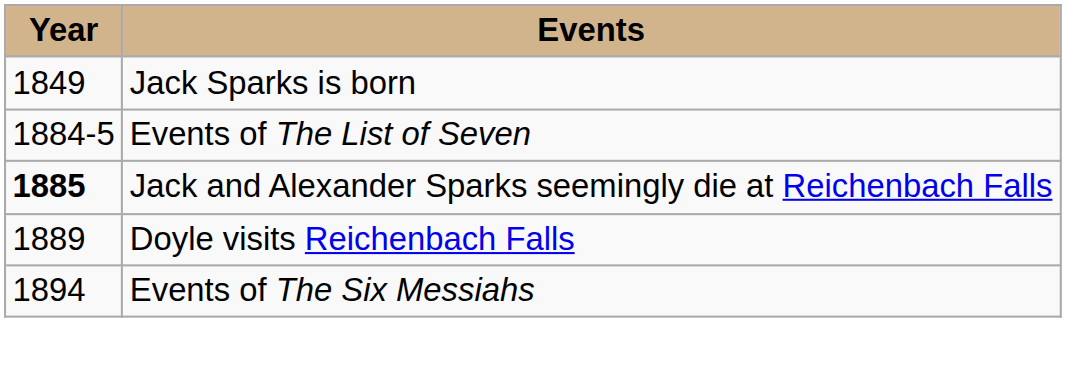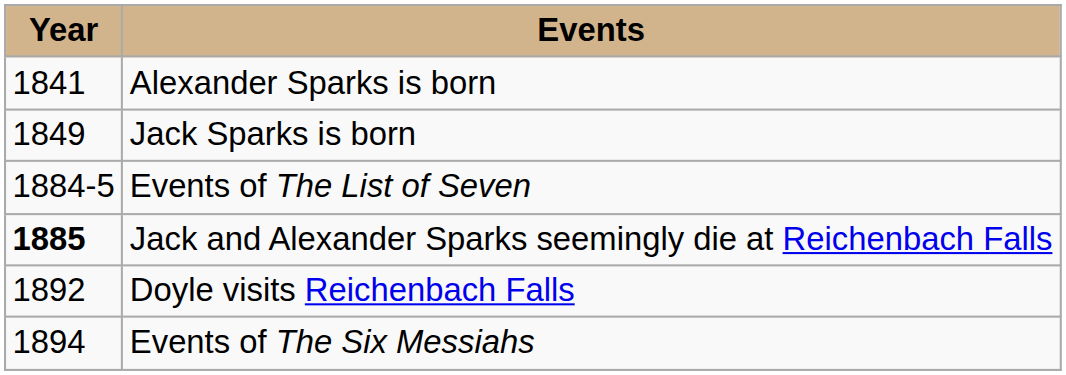+ row: (313, 82)
(49, 238) 1889 -> (49, 290) 1892
